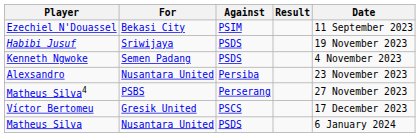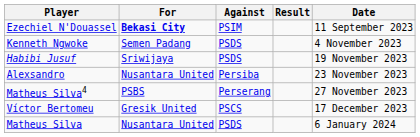(153, 28) normal -> (153, 28) bold
rows swapped: (47, 59) <-> (41, 44)
